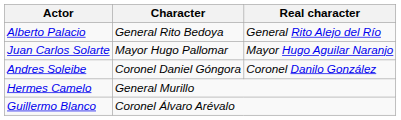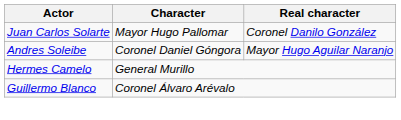- row: (46, 32)
(320, 50) Mayor Hugo Aguilar Naranjo -> (311, 32) Coronel Danilo González
(311, 69) Coronel Danilo González -> (320, 50) Mayor Hugo Aguilar Naranjo
